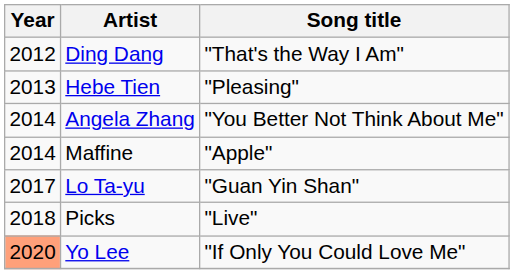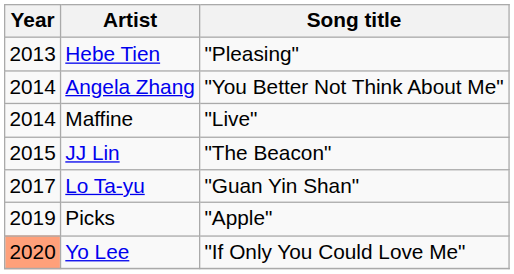- row: (114, 53)
(238, 152) "Apple" -> (231, 119) "Live"
+ row: (92, 152)
(33, 218) 2018 -> (33, 218) 2019
(231, 218) "Live" -> (238, 218) "Apple"
